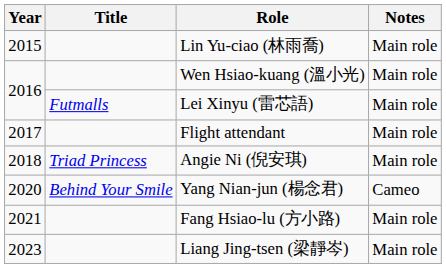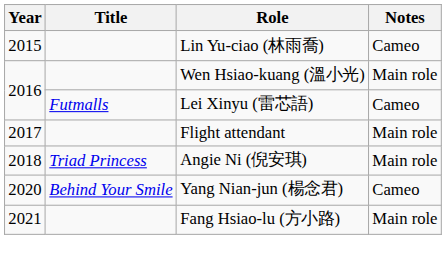(405, 45) Main role -> (396, 45) Cameo
(405, 104) Main role -> (396, 104) Cameo
- row: (264, 248)
